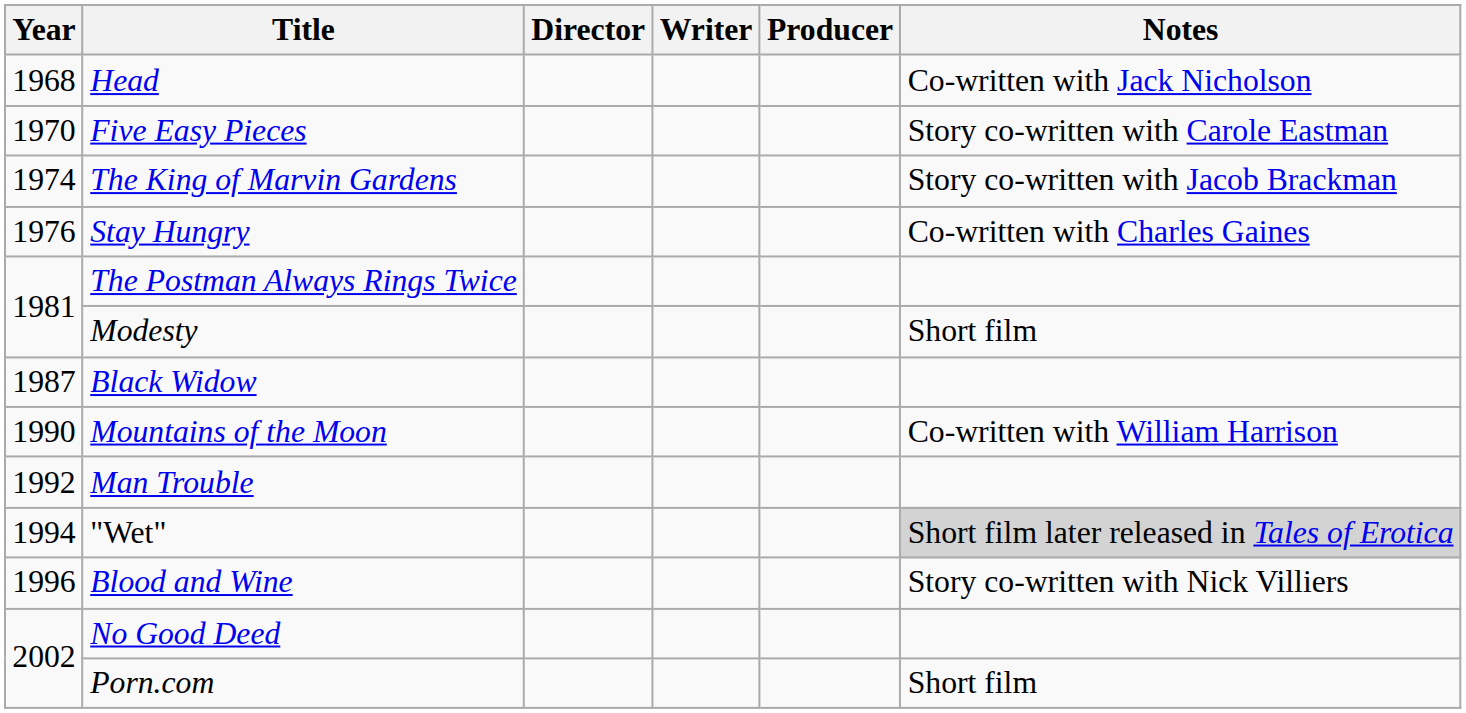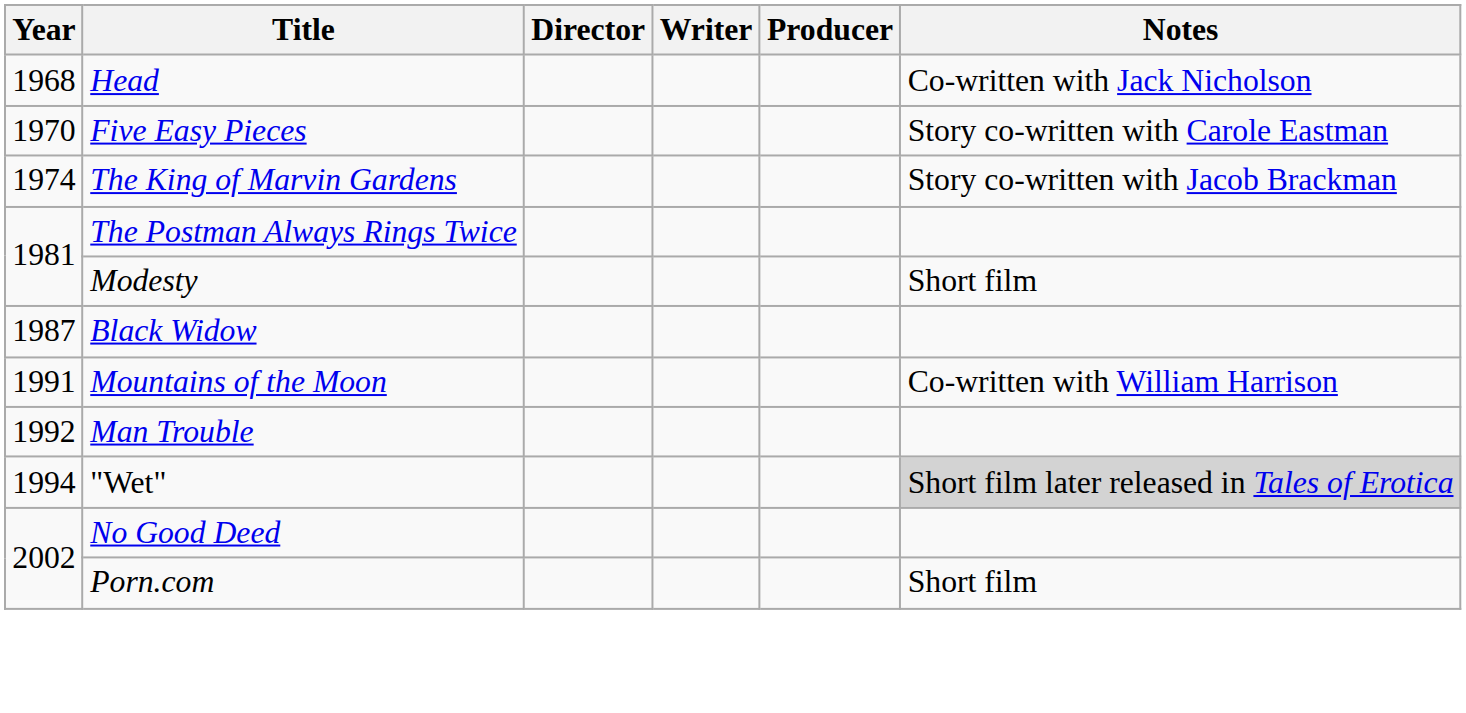- row: (170, 230)
(44, 431) 1990 -> (44, 381) 1991
- row: (191, 582)
